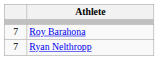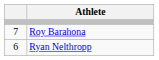(16, 47) 7 -> (16, 47) 6
